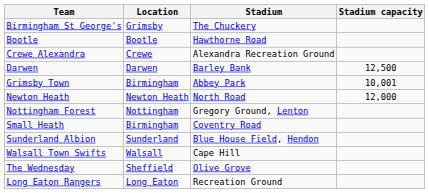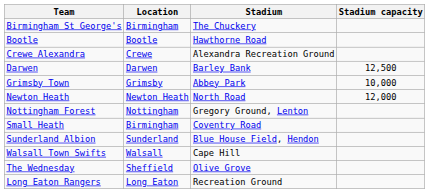(144, 26) Grimsby -> (152, 26) Birmingham
(152, 82) Birmingham -> (144, 82) Grimsby
(381, 82) 10,001 -> (381, 82) 10,000
